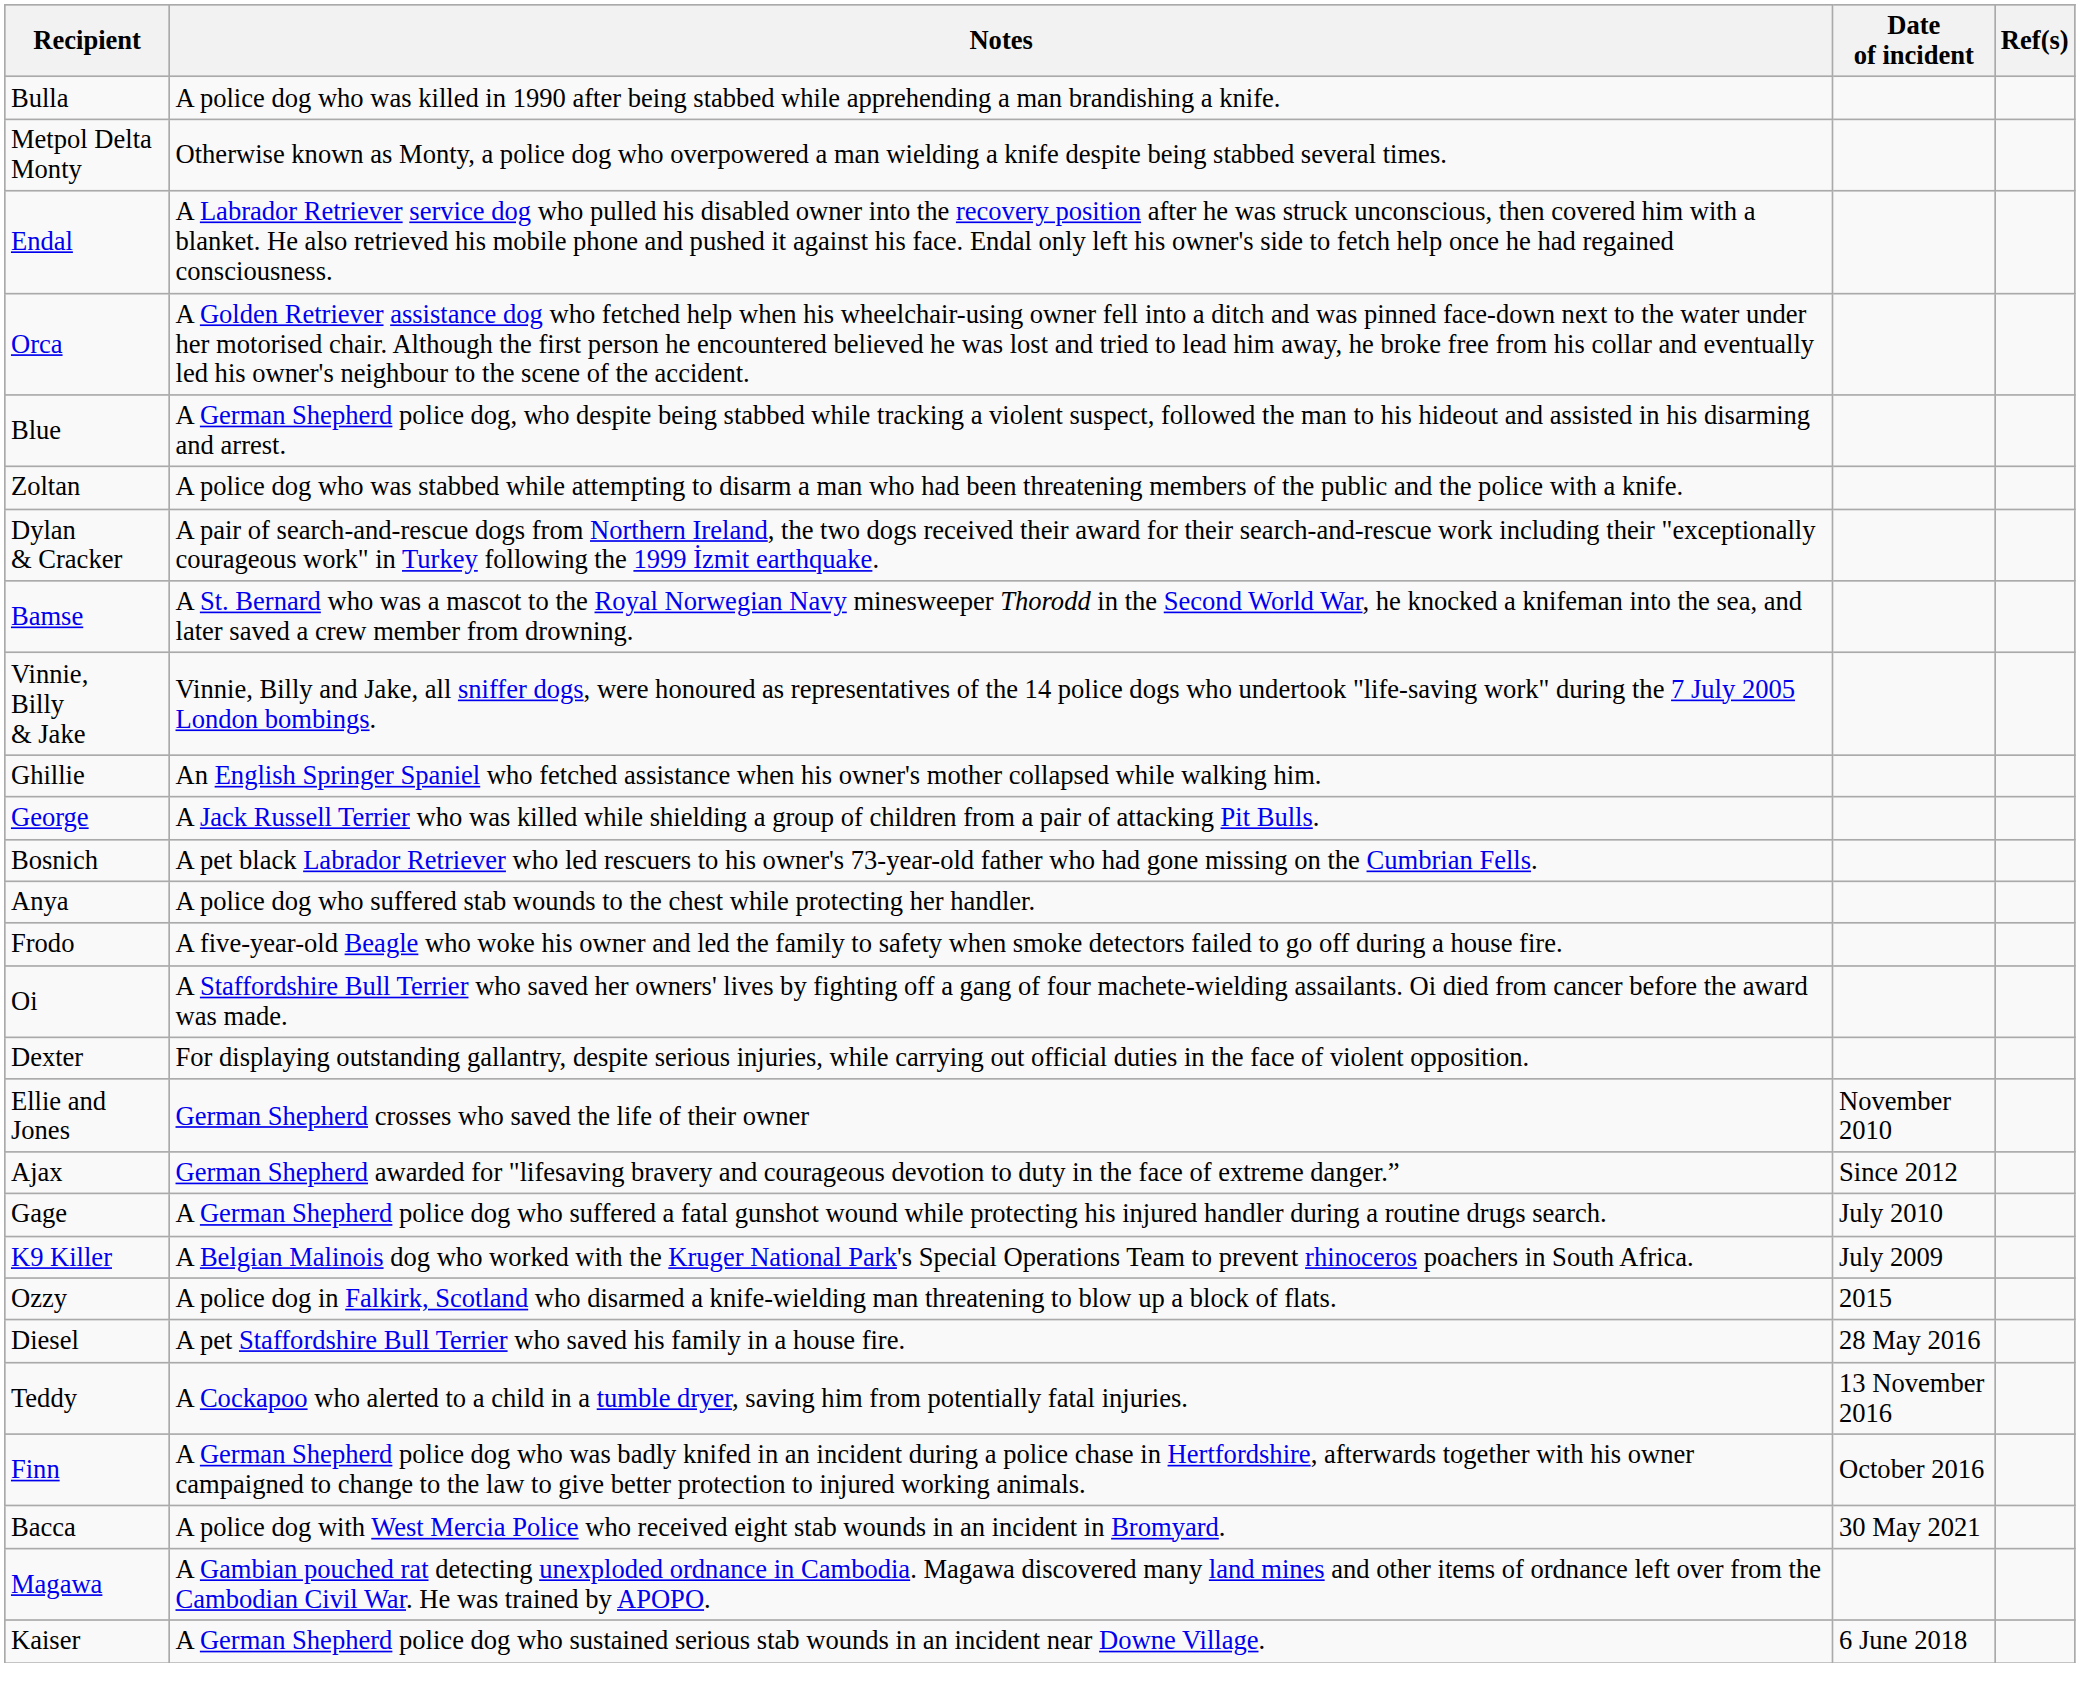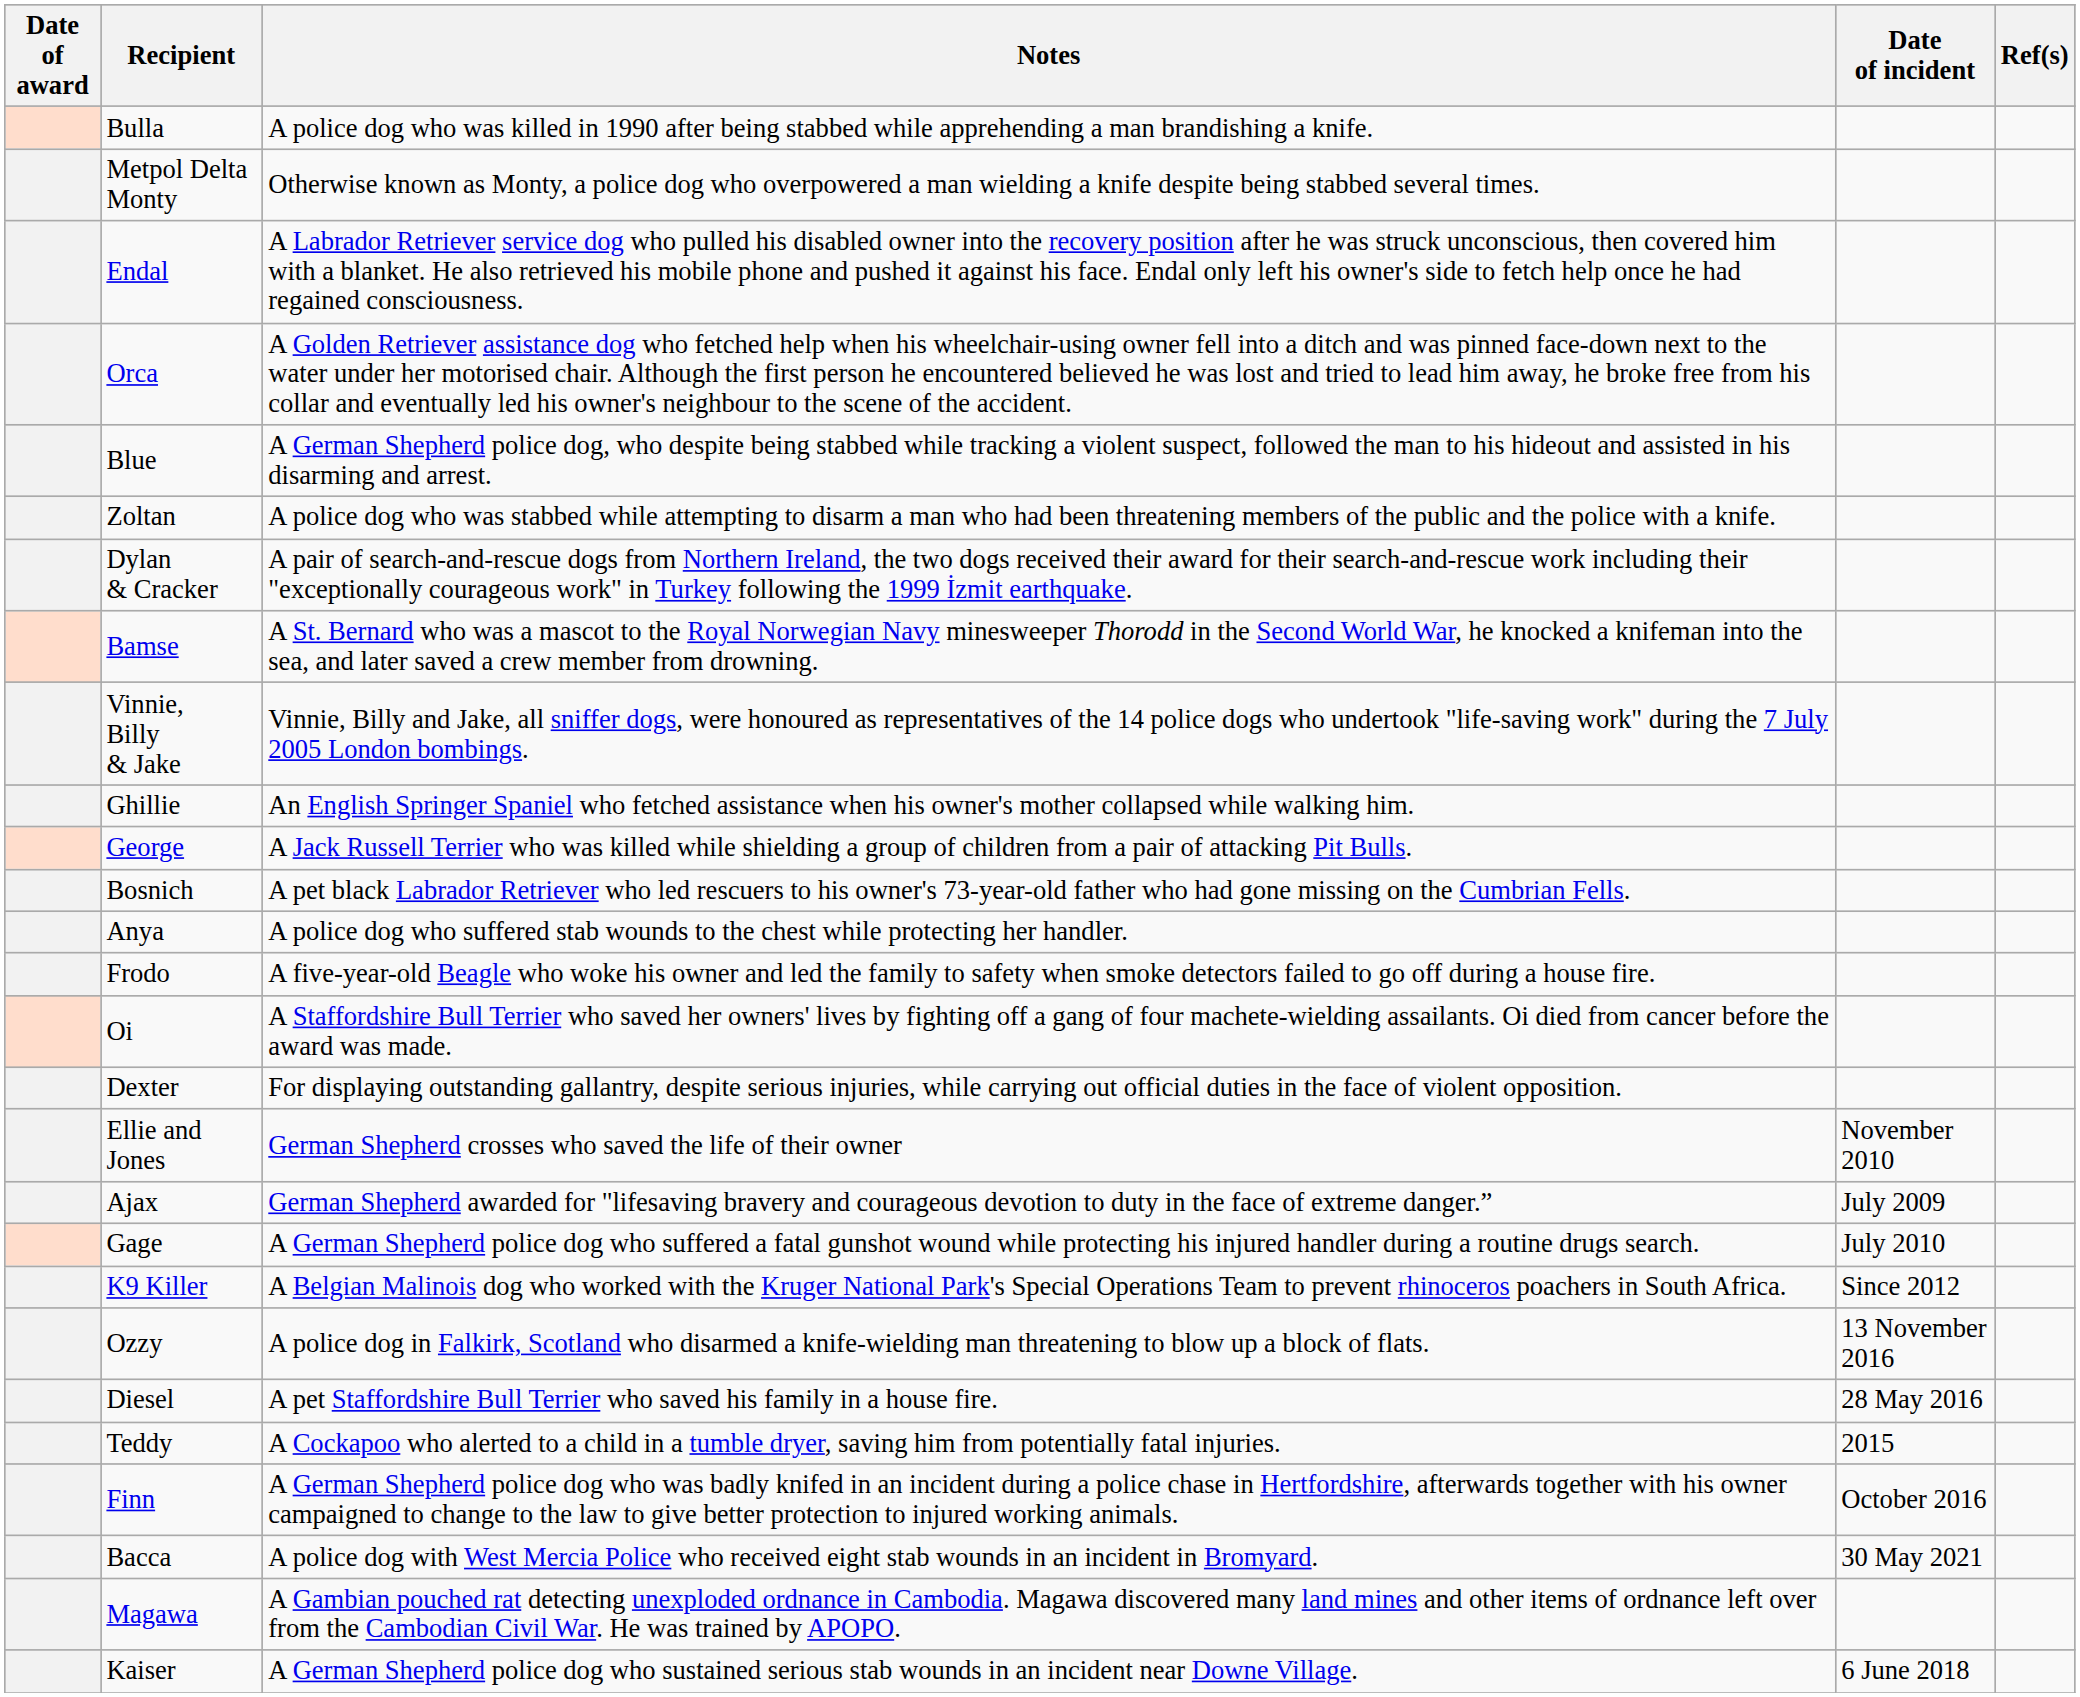+ column: (53, 55)
(1898, 1172) Since 2012 -> (1893, 1202) July 2009
(1891, 1256) July 2009 -> (1901, 1286) Since 2012
(1866, 1298) 2015 -> (1914, 1343) 13 November 2016
(1912, 1397) 13 November 2016 -> (1868, 1442) 2015
